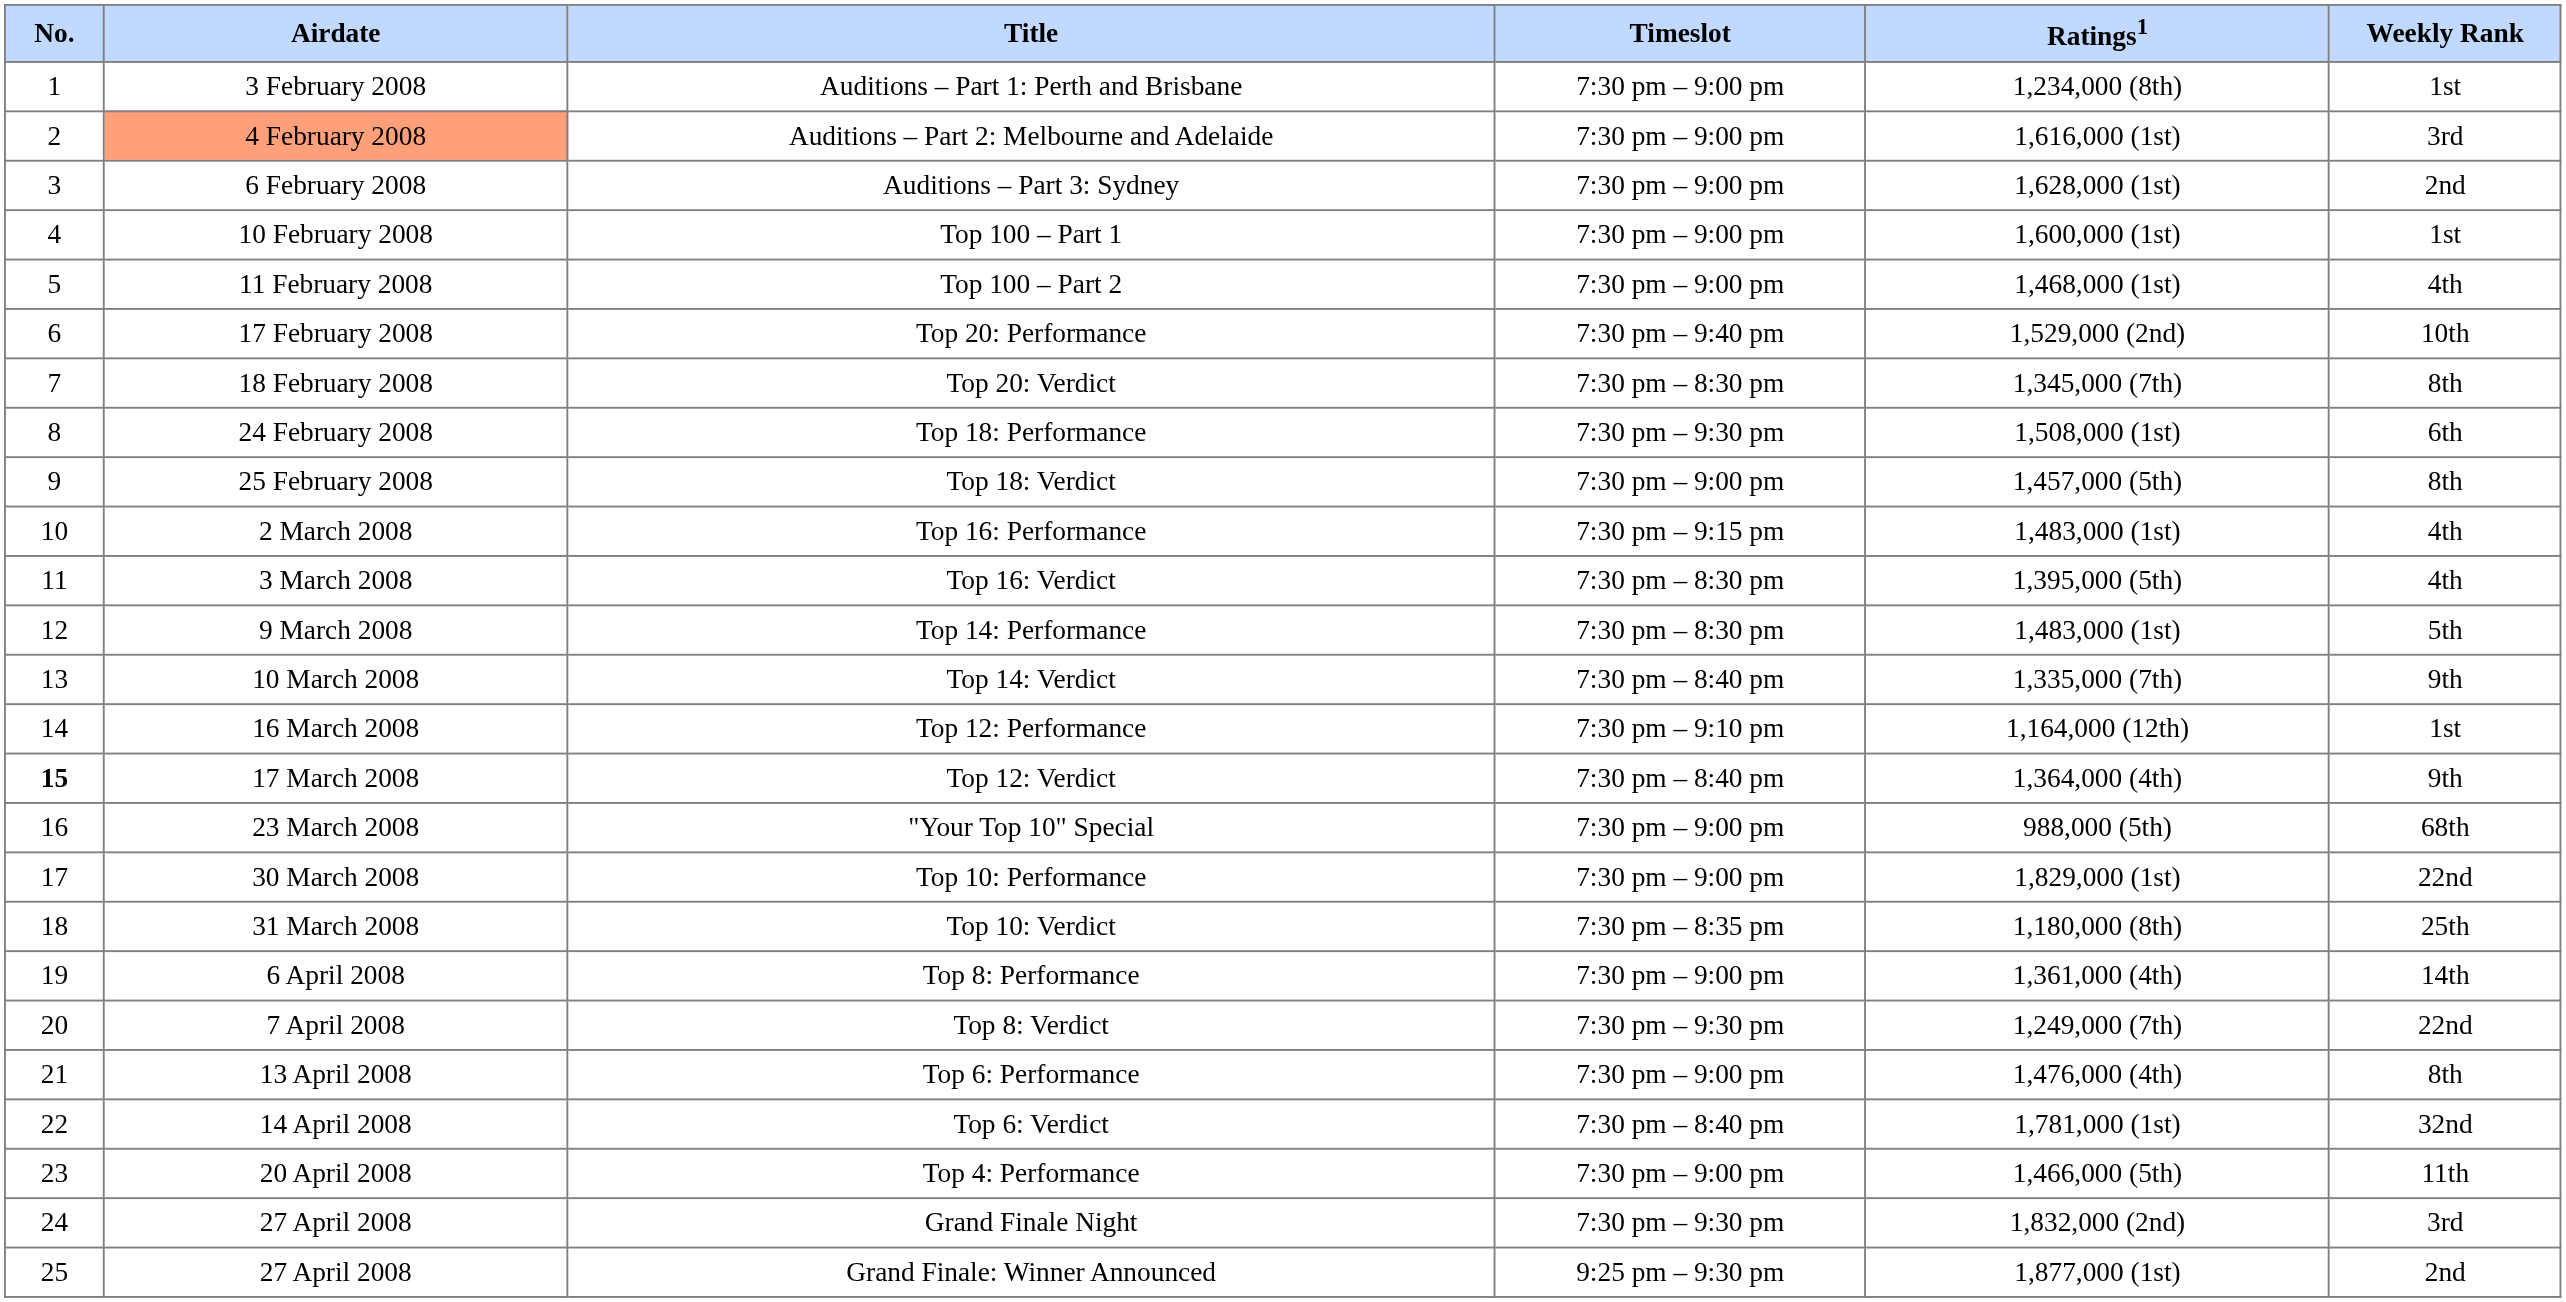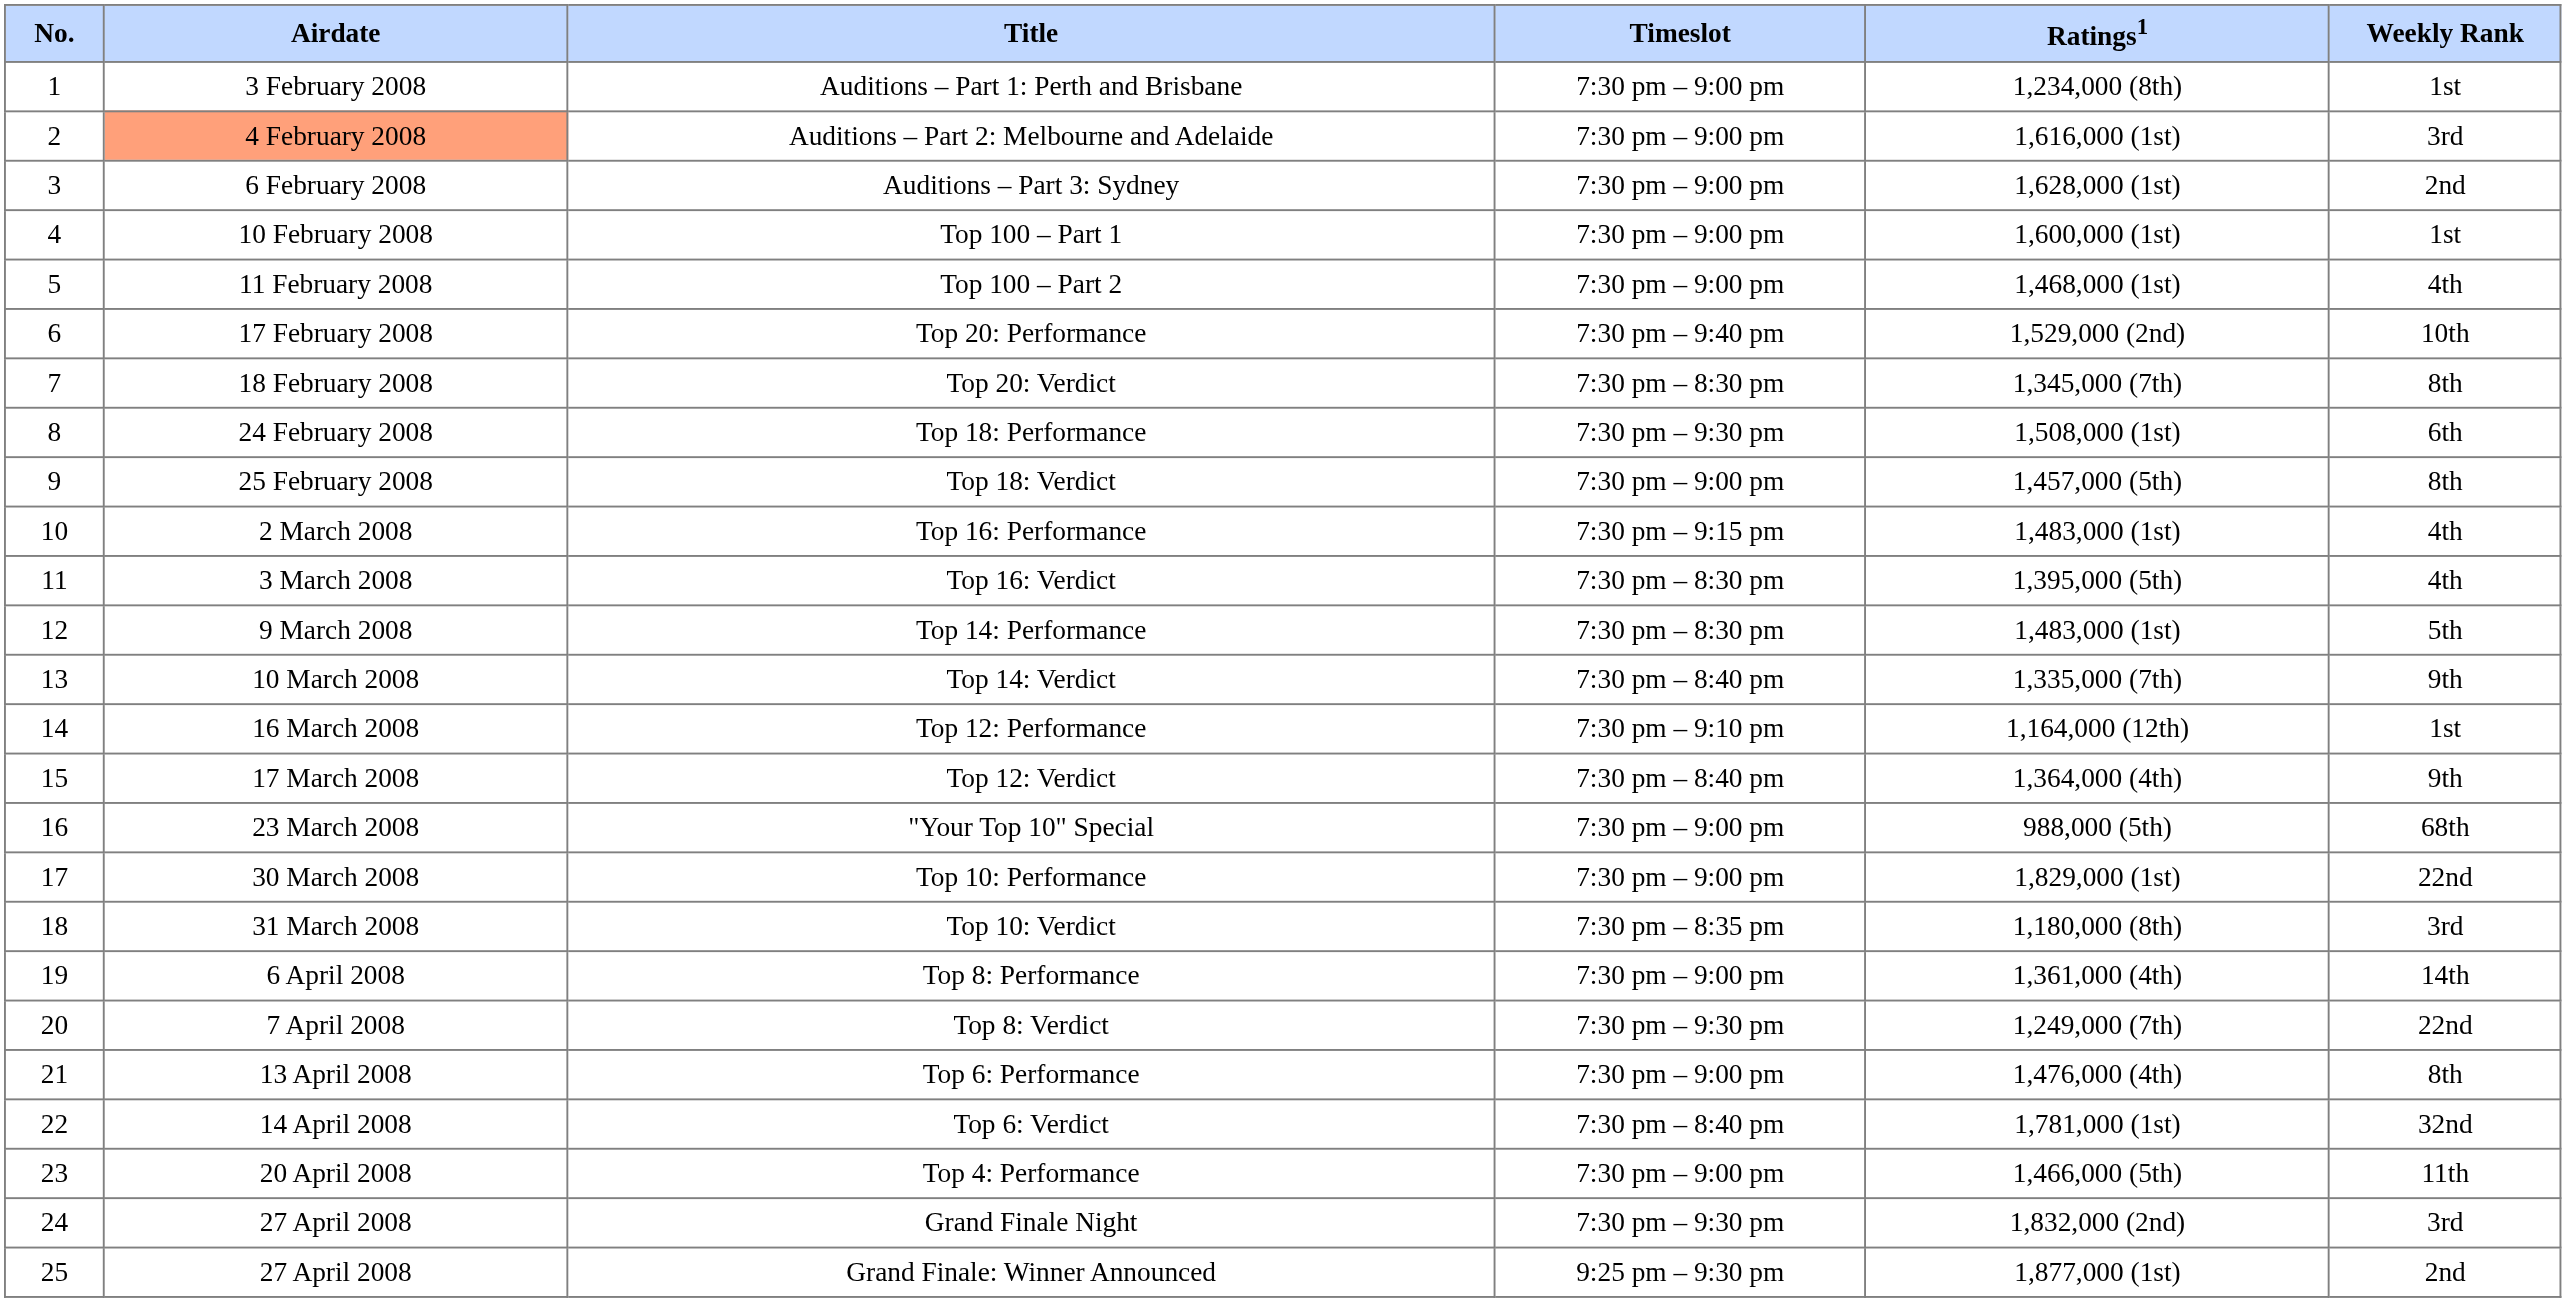(54, 777) bold -> (54, 777) normal
(2445, 925) 25th -> (2445, 925) 3rd
